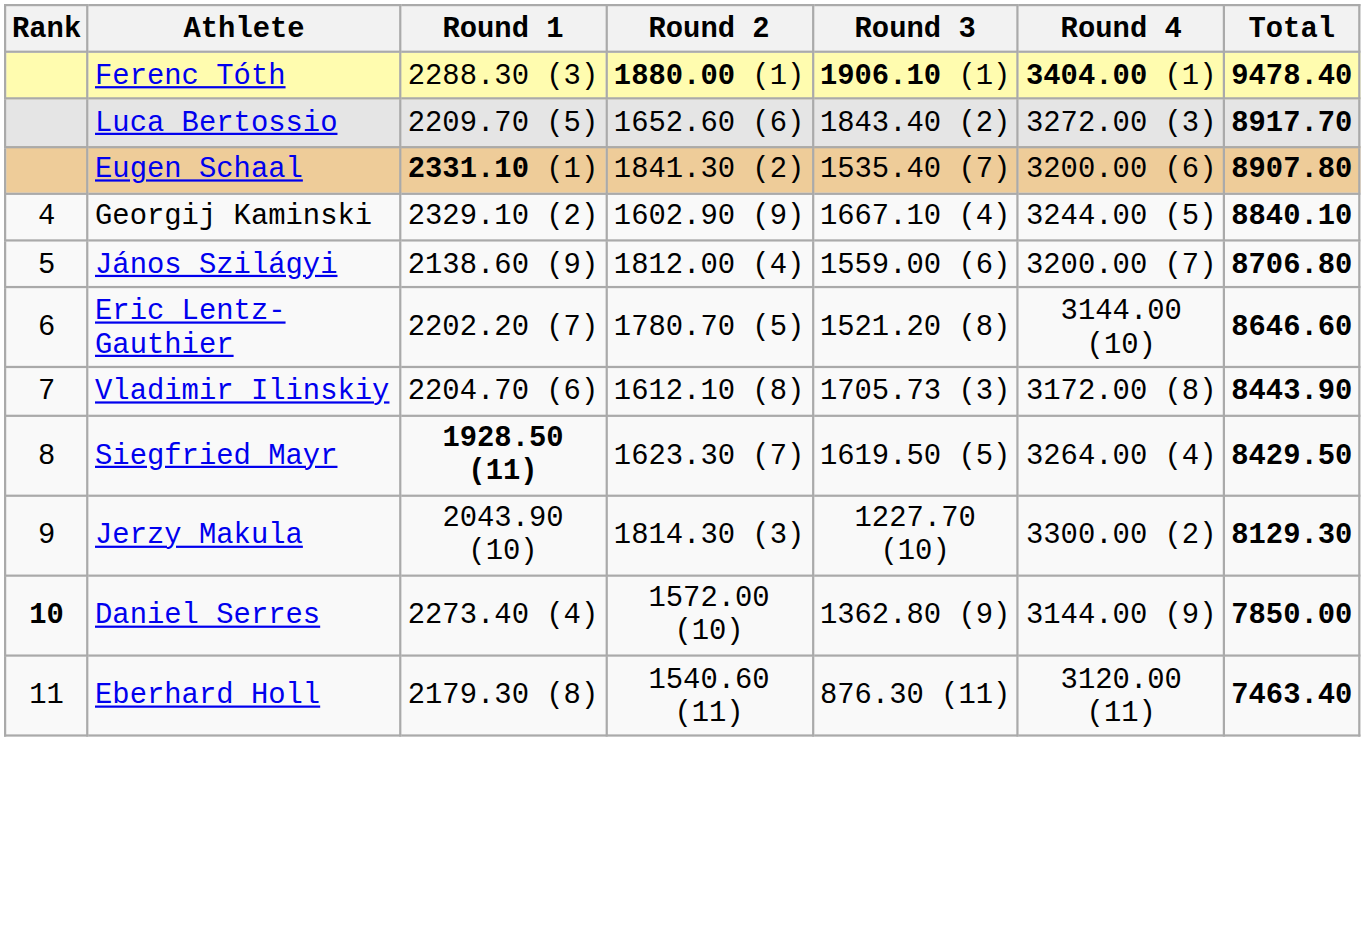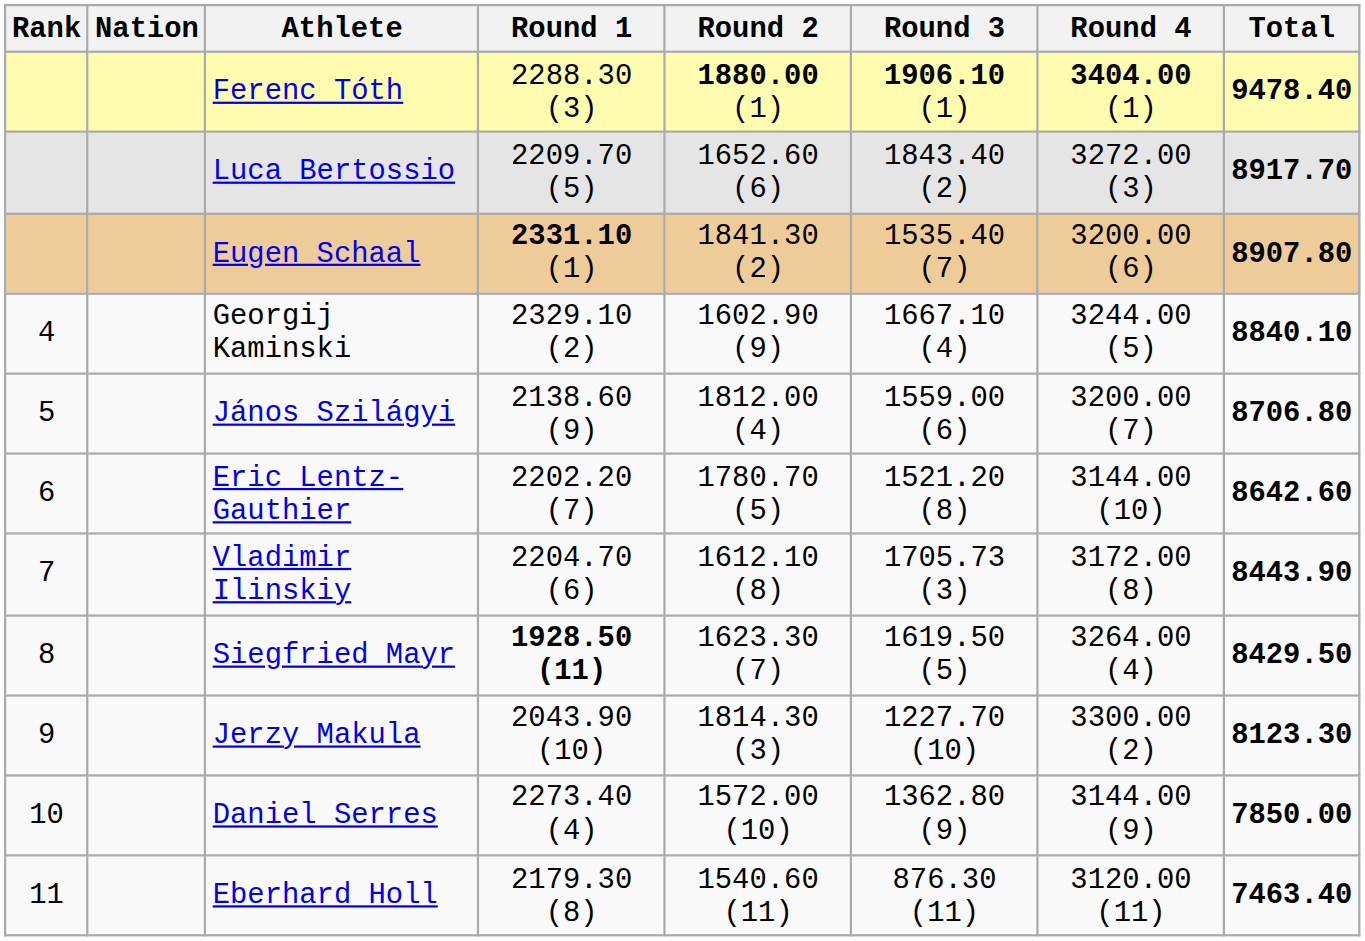+ column: (147, 29)
(1292, 327) 8646.60 -> (1292, 494) 8642.60
(1292, 535) 8129.30 -> (1292, 735) 8123.30
(47, 616) bold -> (47, 815) normal
